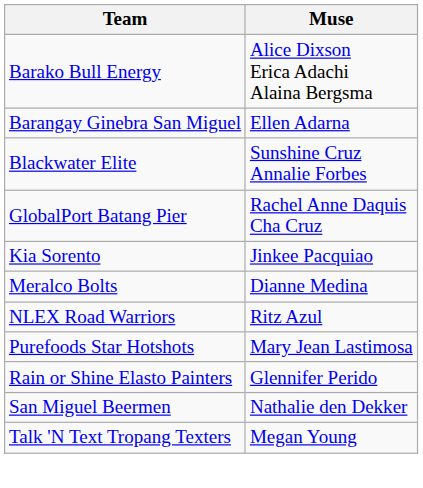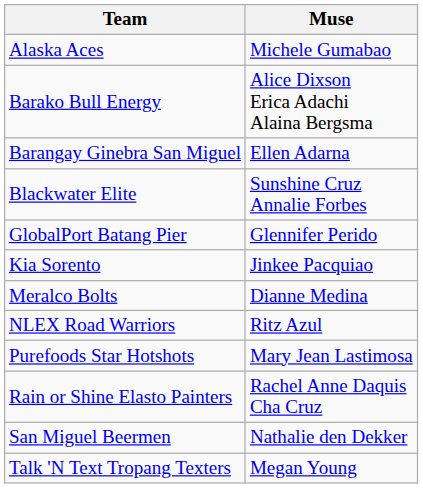+ row: (56, 49)
(328, 215) Rachel Anne Daquis Cha Cruz -> (314, 234) Glennifer Perido
(314, 377) Glennifer Perido -> (328, 396) Rachel Anne Daquis Cha Cruz
